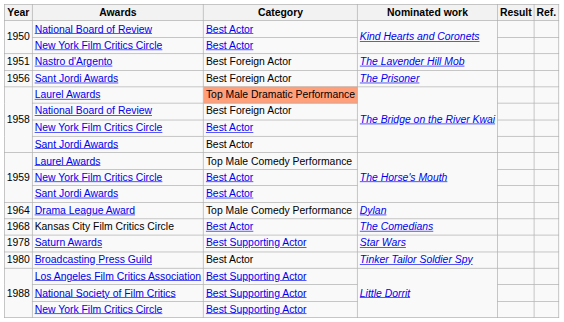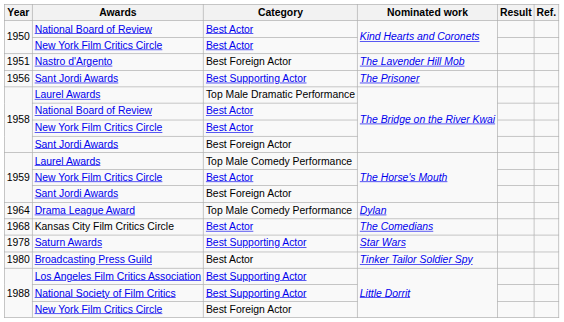(249, 78) Best Foreign Actor -> (256, 78) Best Supporting Actor
(280, 95) lightsalmon background -> (280, 95) no background
(249, 111) Best Foreign Actor -> (230, 111) Best Actor
(230, 144) Best Actor -> (249, 144) Best Foreign Actor
(230, 194) Best Actor -> (249, 194) Best Foreign Actor
(256, 309) Best Supporting Actor -> (249, 309) Best Foreign Actor
